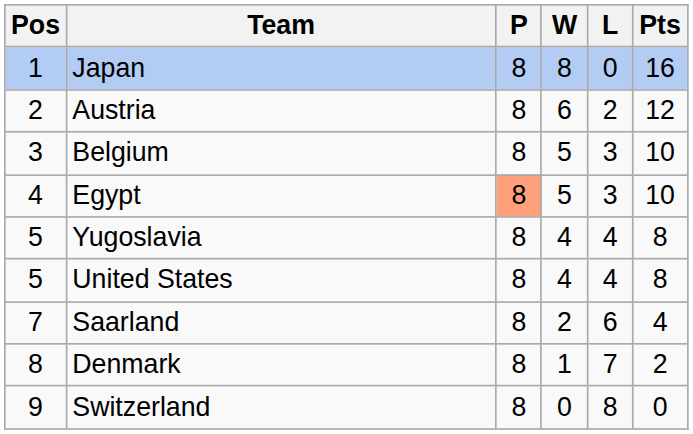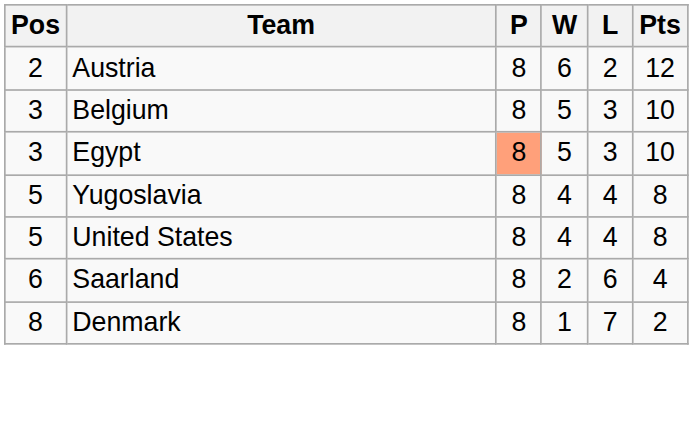- row: (109, 68)
(35, 195) 4 -> (35, 152) 3
(35, 322) 7 -> (35, 279) 6
- row: (141, 407)
